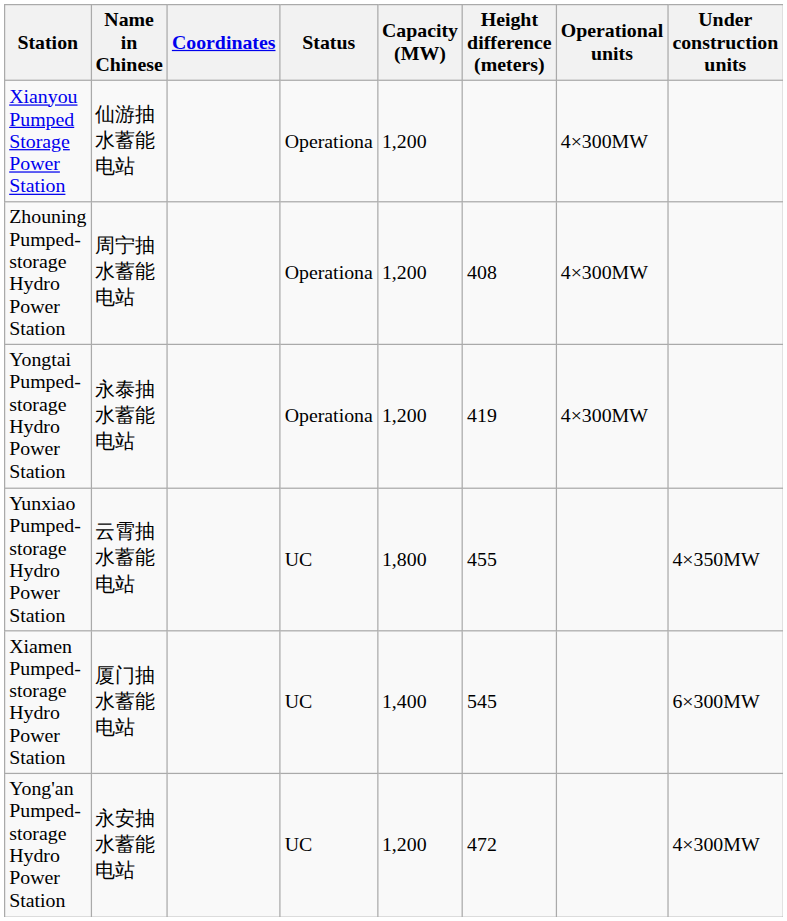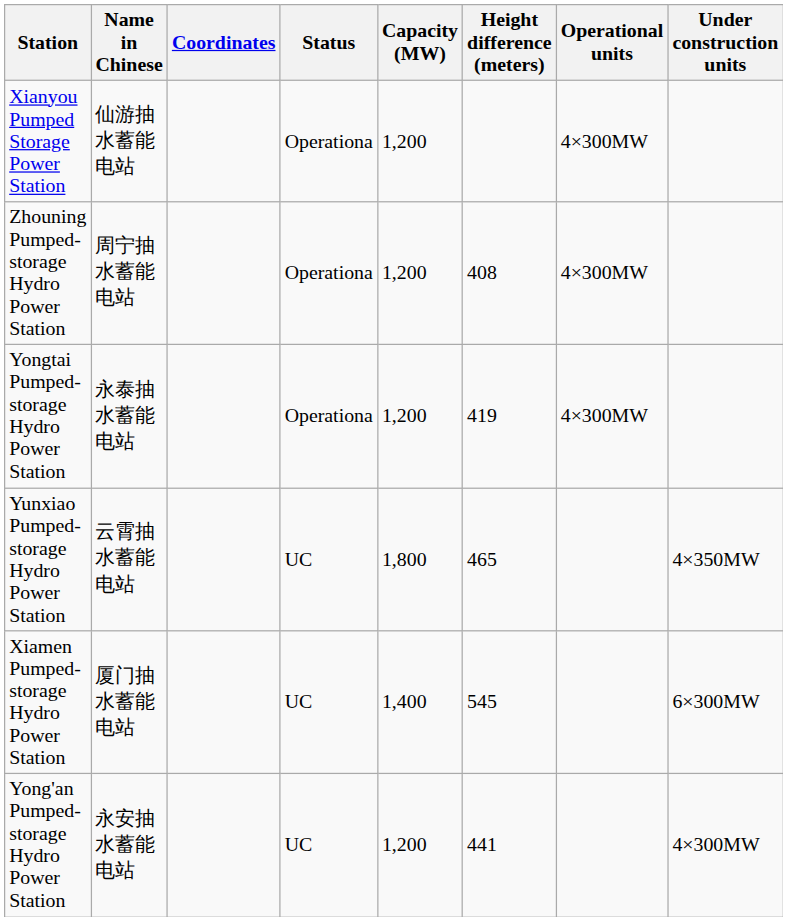(482, 559) 455 -> (482, 559) 465
(482, 845) 472 -> (482, 845) 441
